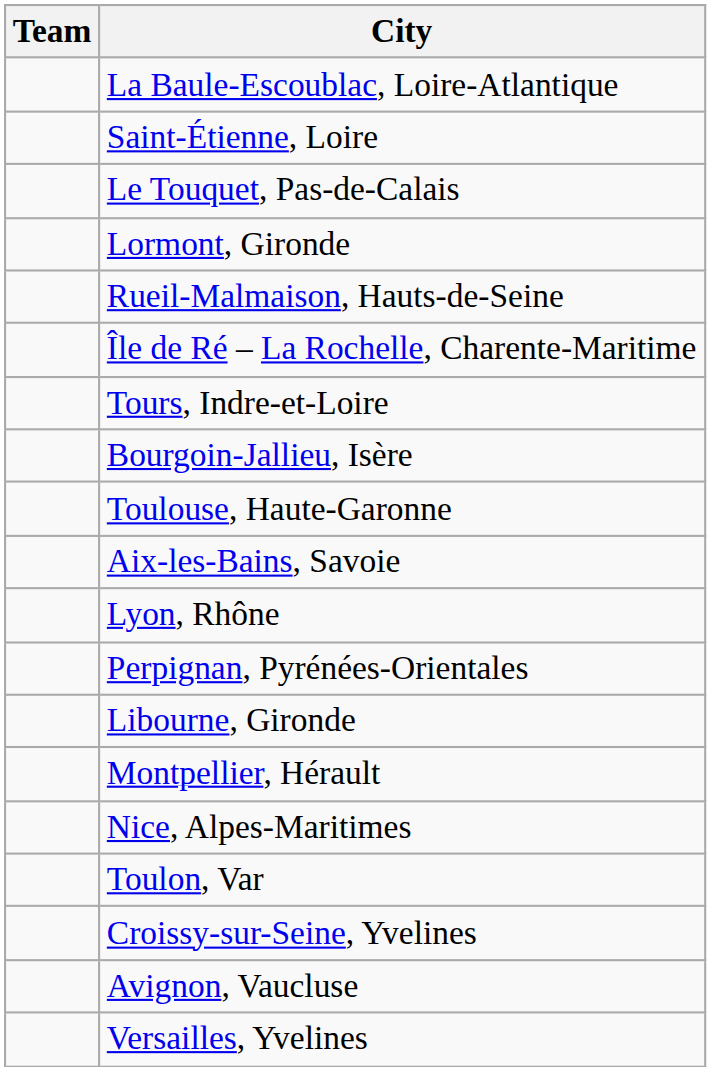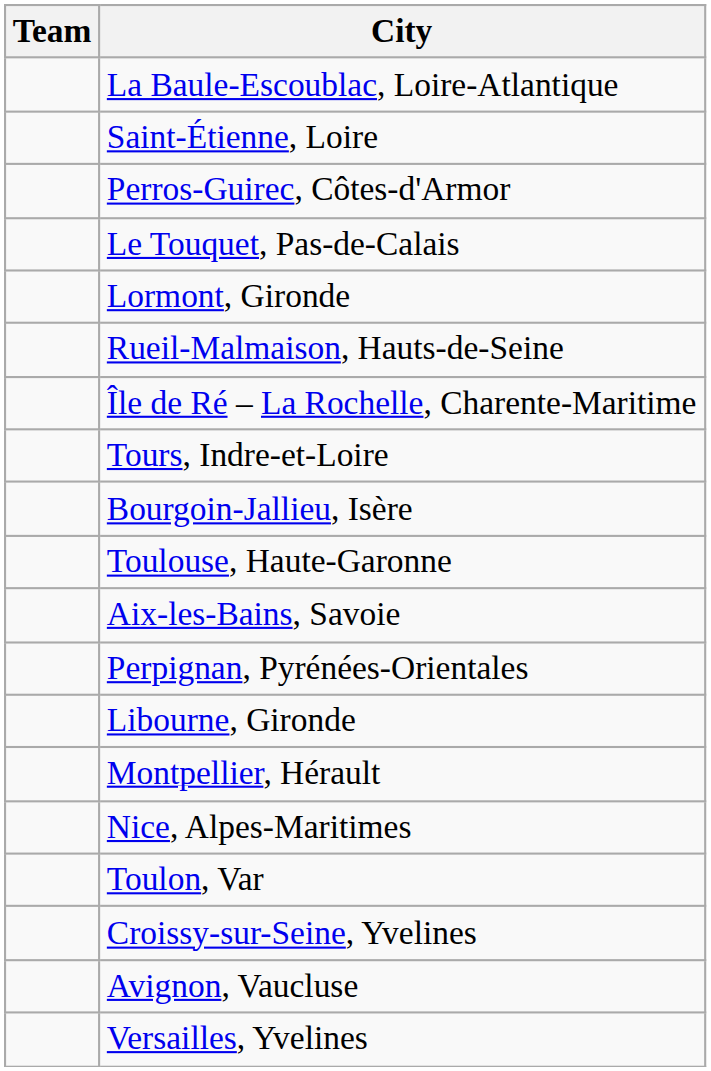+ row: (309, 190)
- row: (193, 614)
